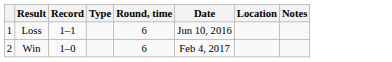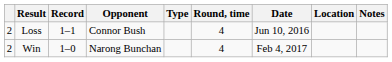+ column: (125, 13)
(9, 31) 1 -> (9, 31) 2
(144, 31) 6 -> (222, 31) 4
(144, 48) 6 -> (222, 48) 4
